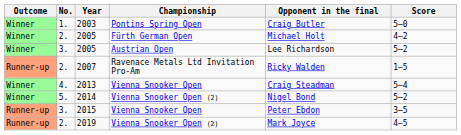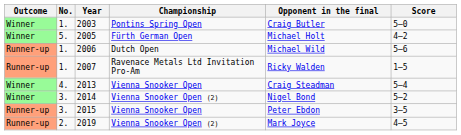(64, 37) 2. -> (64, 37) 5.
- row: (86, 50)
+ row: (86, 50)
(64, 67) 2. -> (64, 67) 1.
(64, 97) 5. -> (64, 97) 3.
